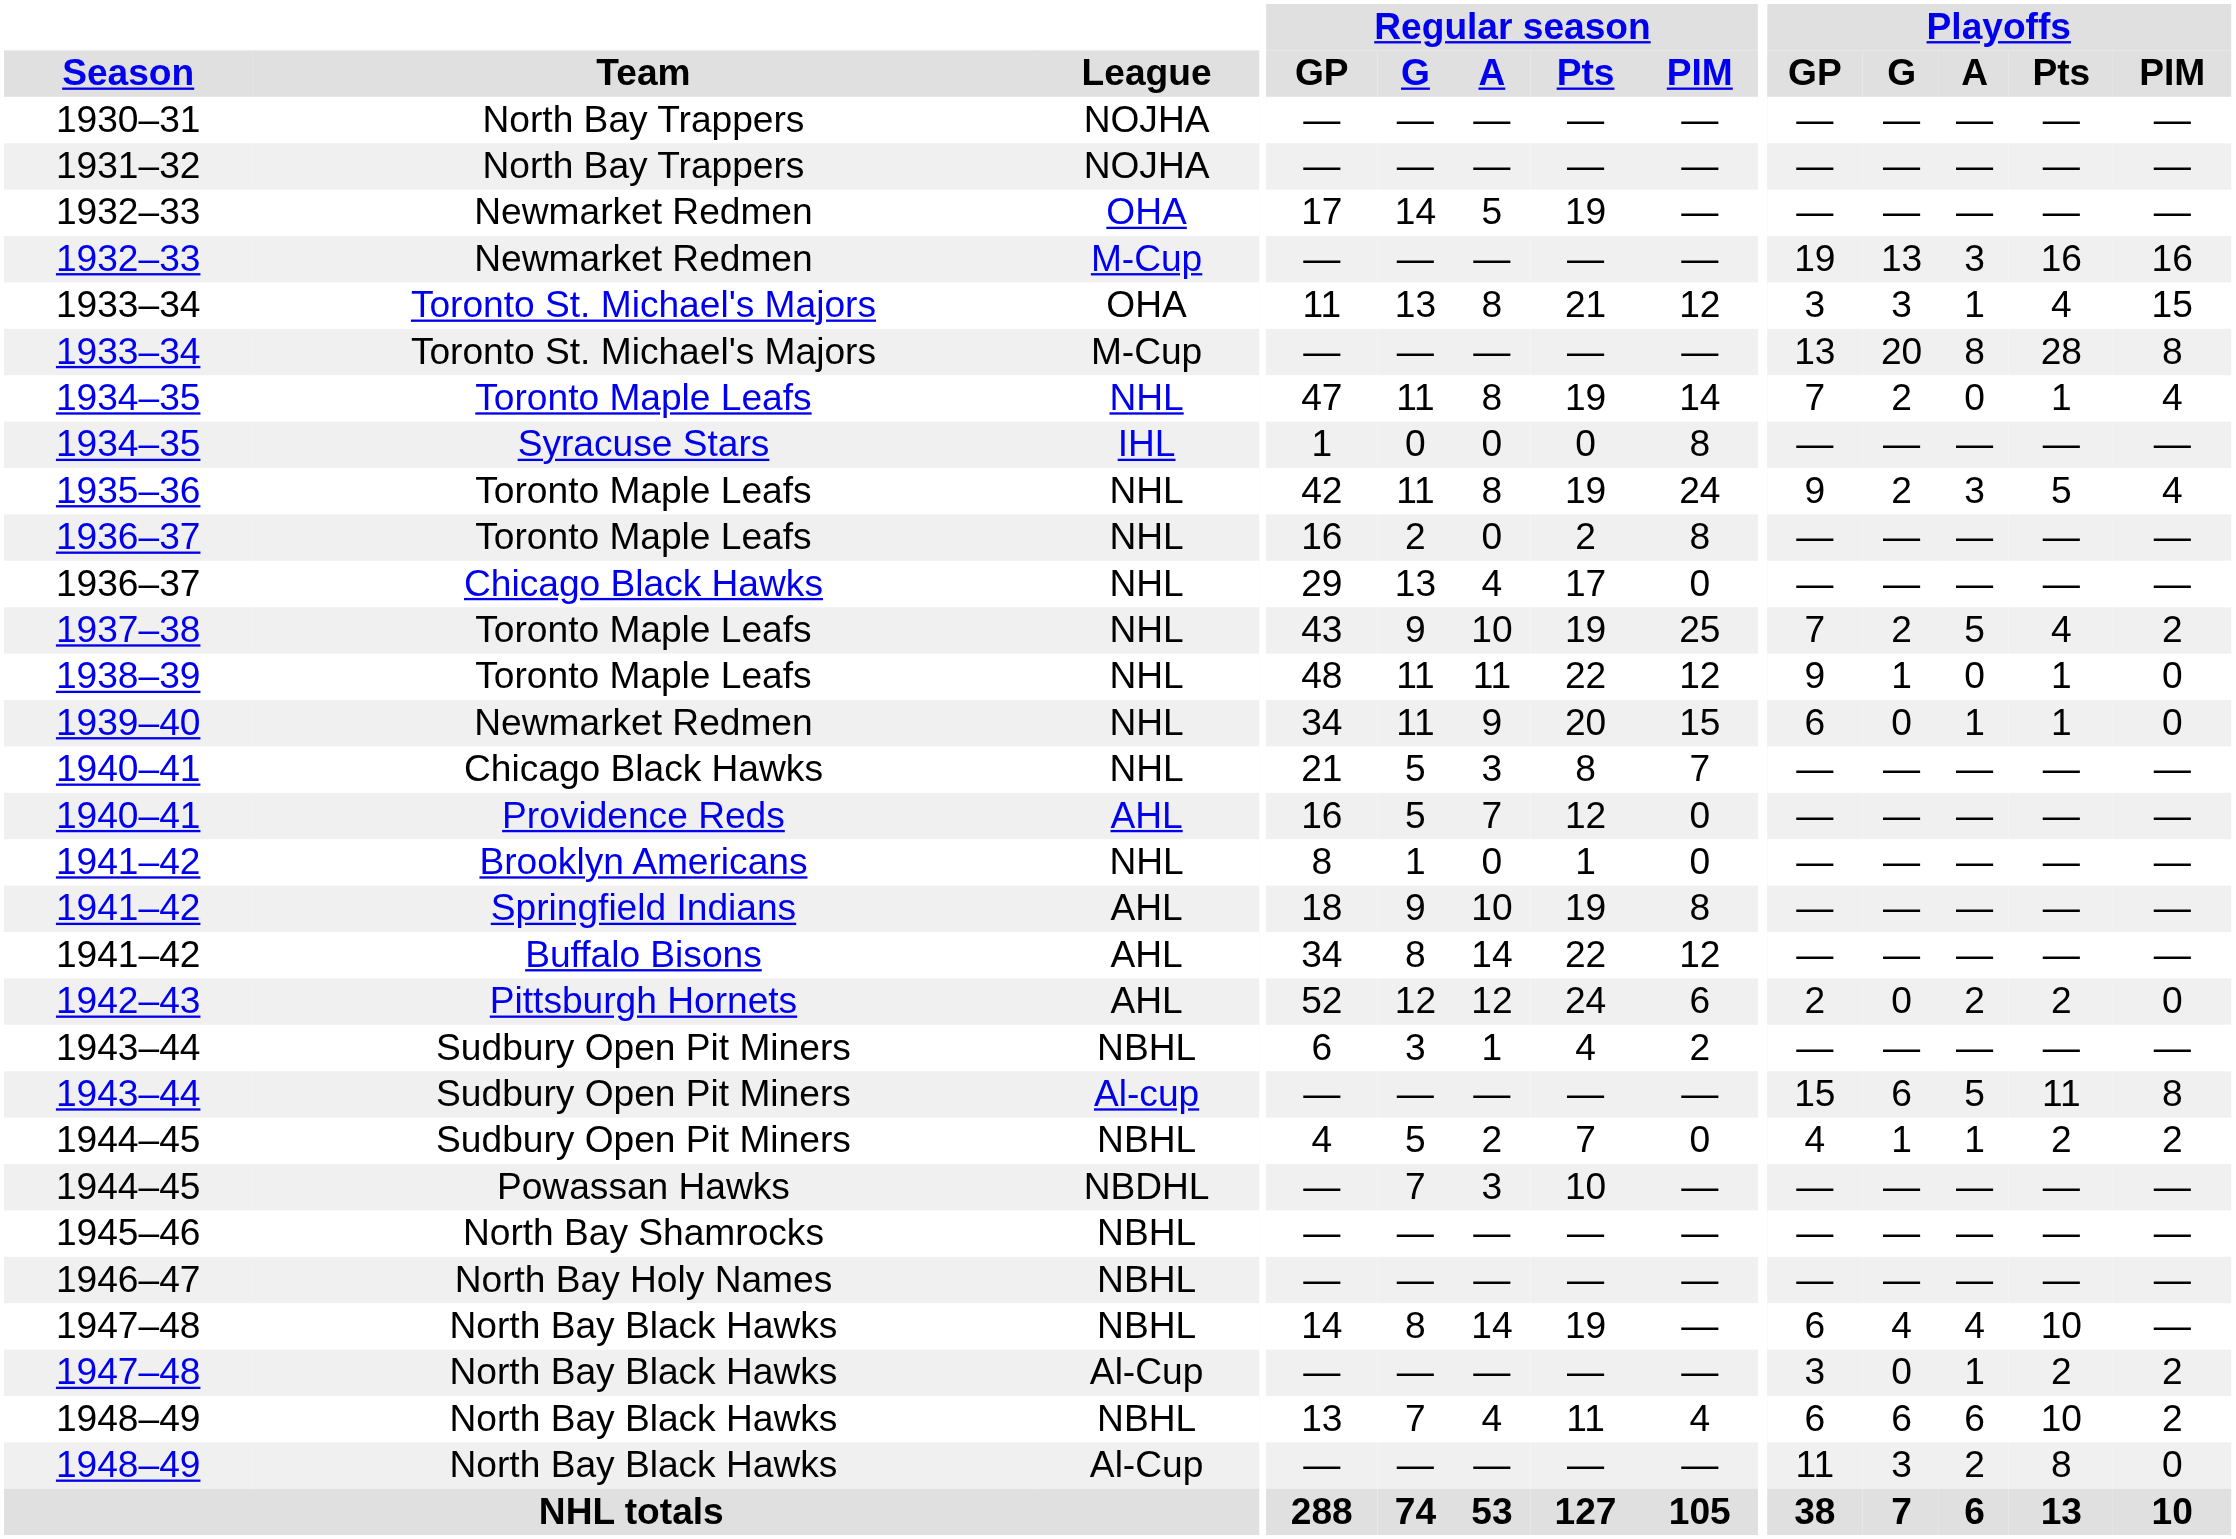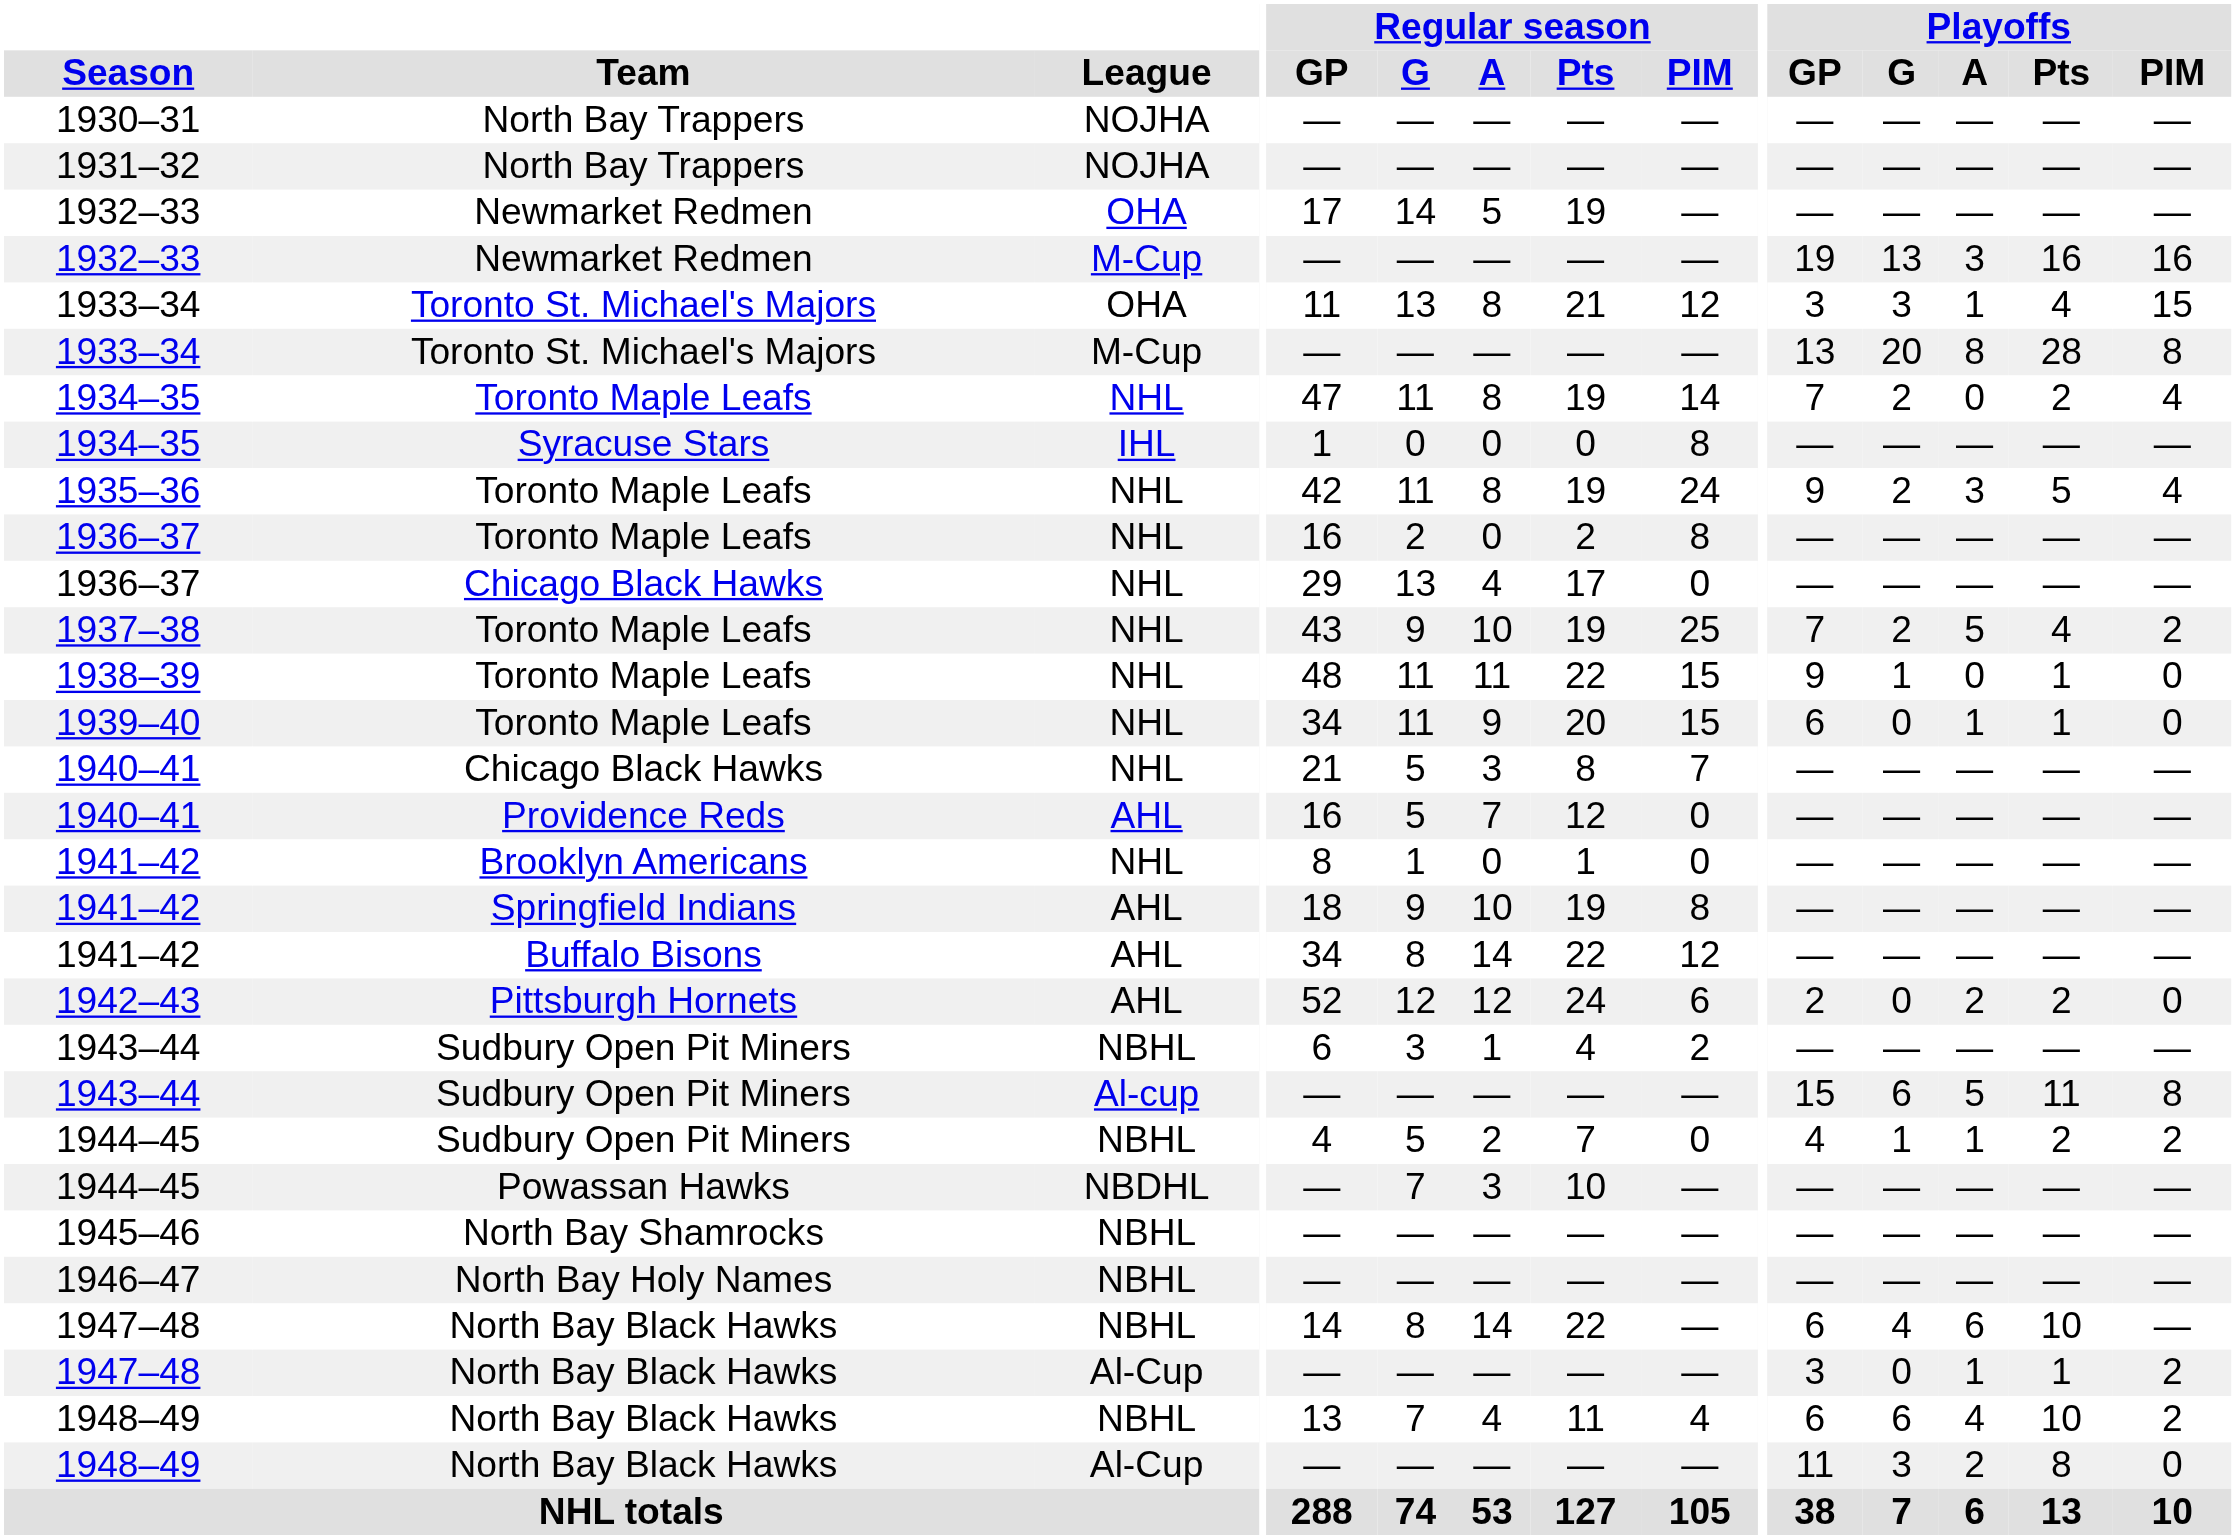(2061, 397) 1 -> (2061, 397) 2
(1700, 676) 12 -> (1700, 676) 15
(643, 722) Newmarket Redmen -> (643, 722) Toronto Maple Leafs
(1586, 1325) 19 -> (1586, 1325) 22
(1975, 1325) 4 -> (1975, 1325) 6
(2061, 1372) 2 -> (2061, 1372) 1
(1975, 1418) 6 -> (1975, 1418) 4
